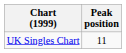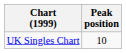(102, 40) 11 -> (102, 40) 10
